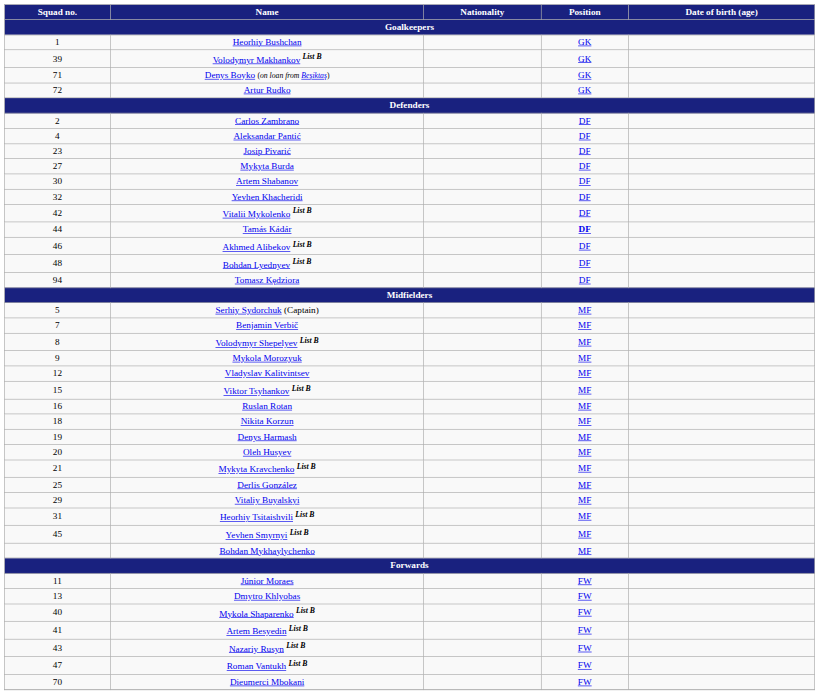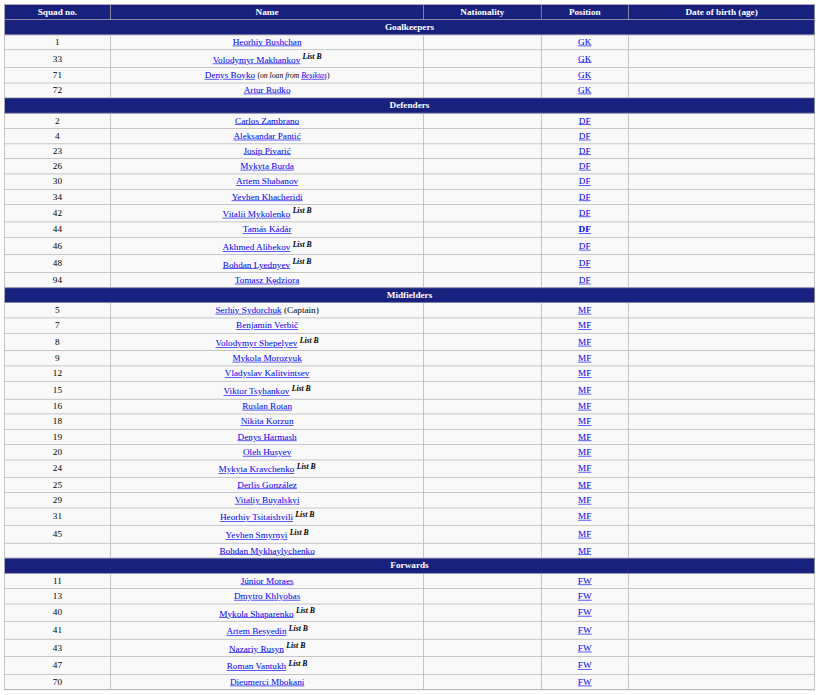(57, 59) 39 -> (57, 59) 33
(57, 166) 27 -> (57, 166) 26
(57, 197) 32 -> (57, 197) 34
(57, 469) 21 -> (57, 469) 24
